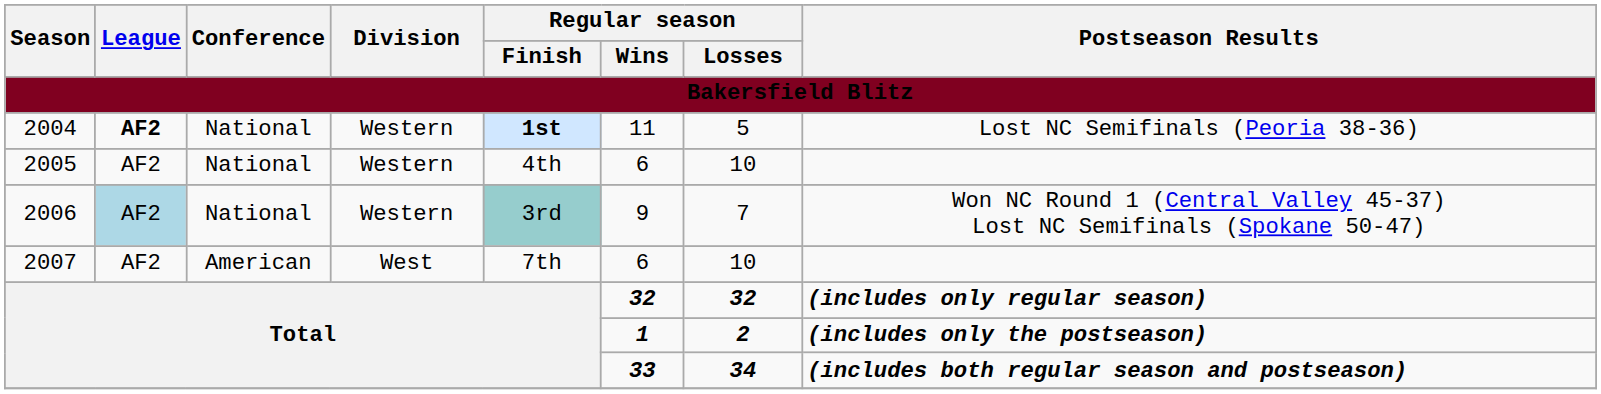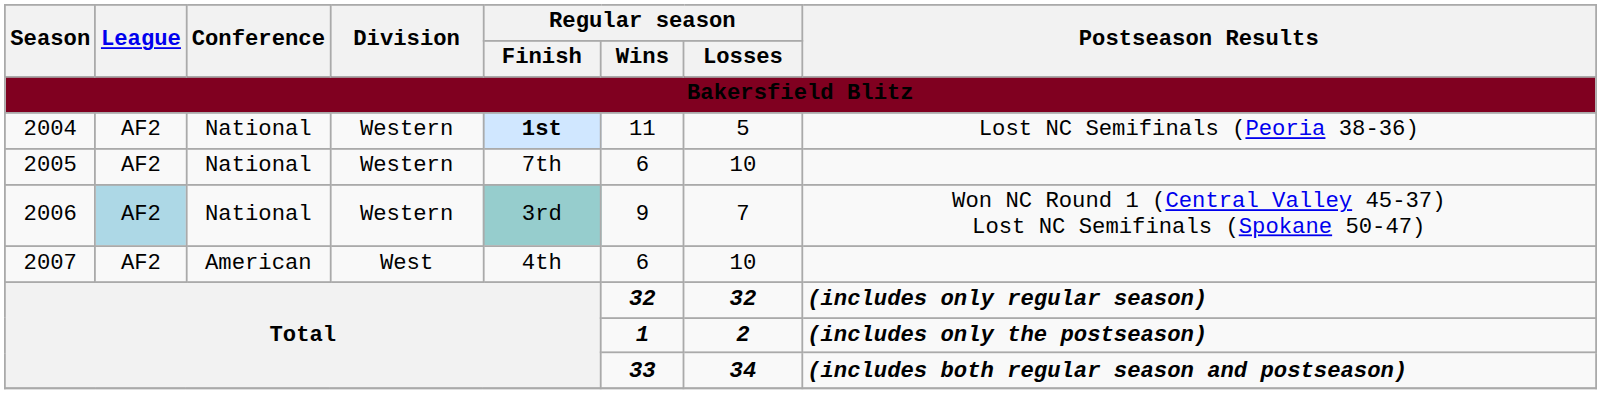(141, 131) bold -> (141, 131) normal
(542, 167) 4th -> (542, 167) 7th
(542, 264) 7th -> (542, 264) 4th
